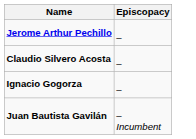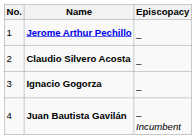+ column: (14, 12)
